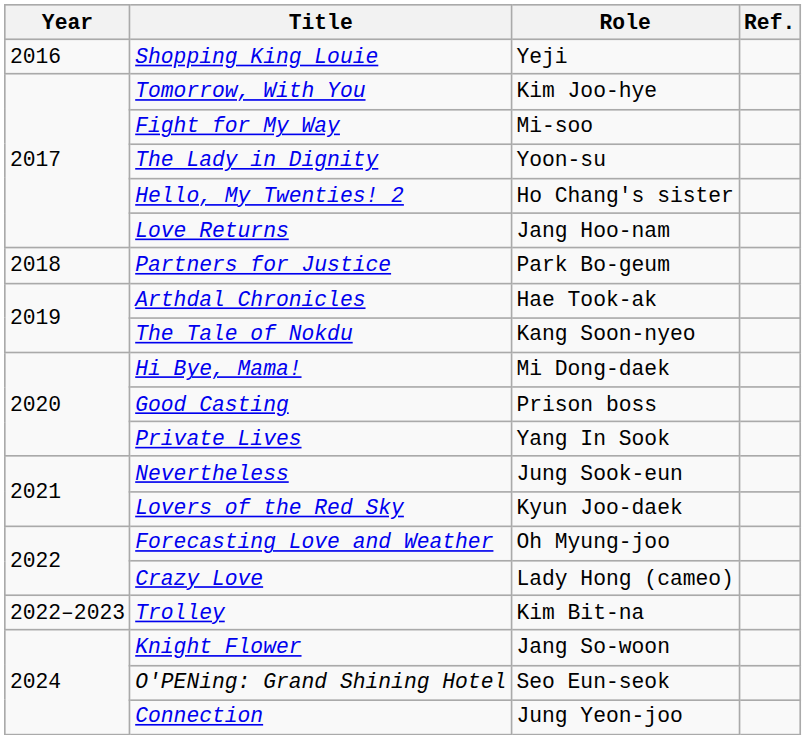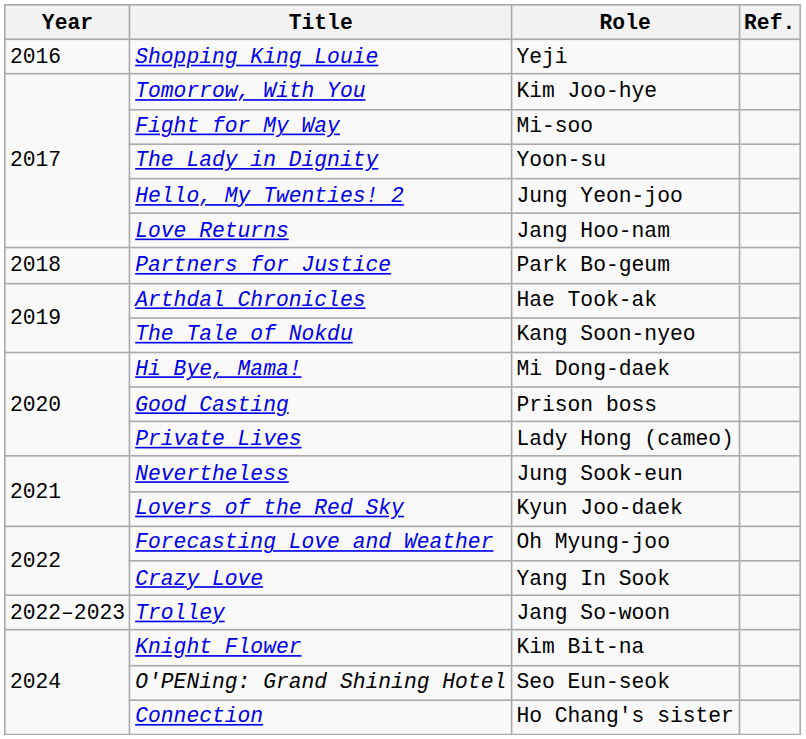(625, 196) Ho Chang's sister -> (600, 196) Jung Yeon-joo
(593, 439) Yang In Sook -> (625, 439) Lady Hong (cameo)
(625, 578) Lady Hong (cameo) -> (593, 578) Yang In Sook
(580, 613) Kim Bit-na -> (593, 613) Jang So-woon
(593, 648) Jang So-woon -> (580, 648) Kim Bit-na
(600, 717) Jung Yeon-joo -> (625, 717) Ho Chang's sister
